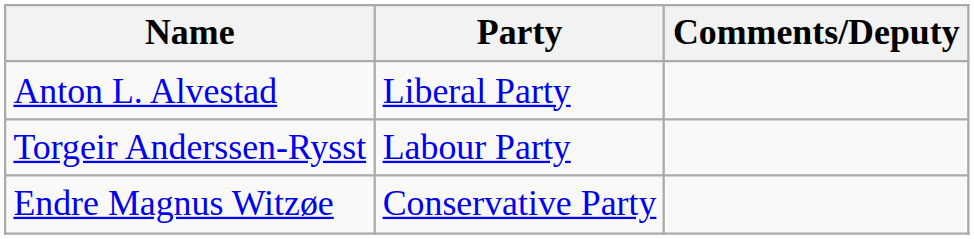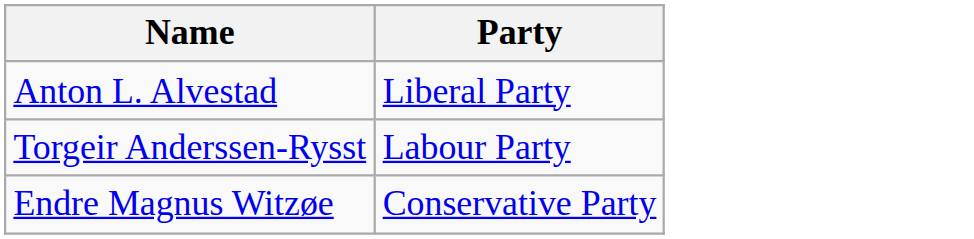- column: (816, 32)
